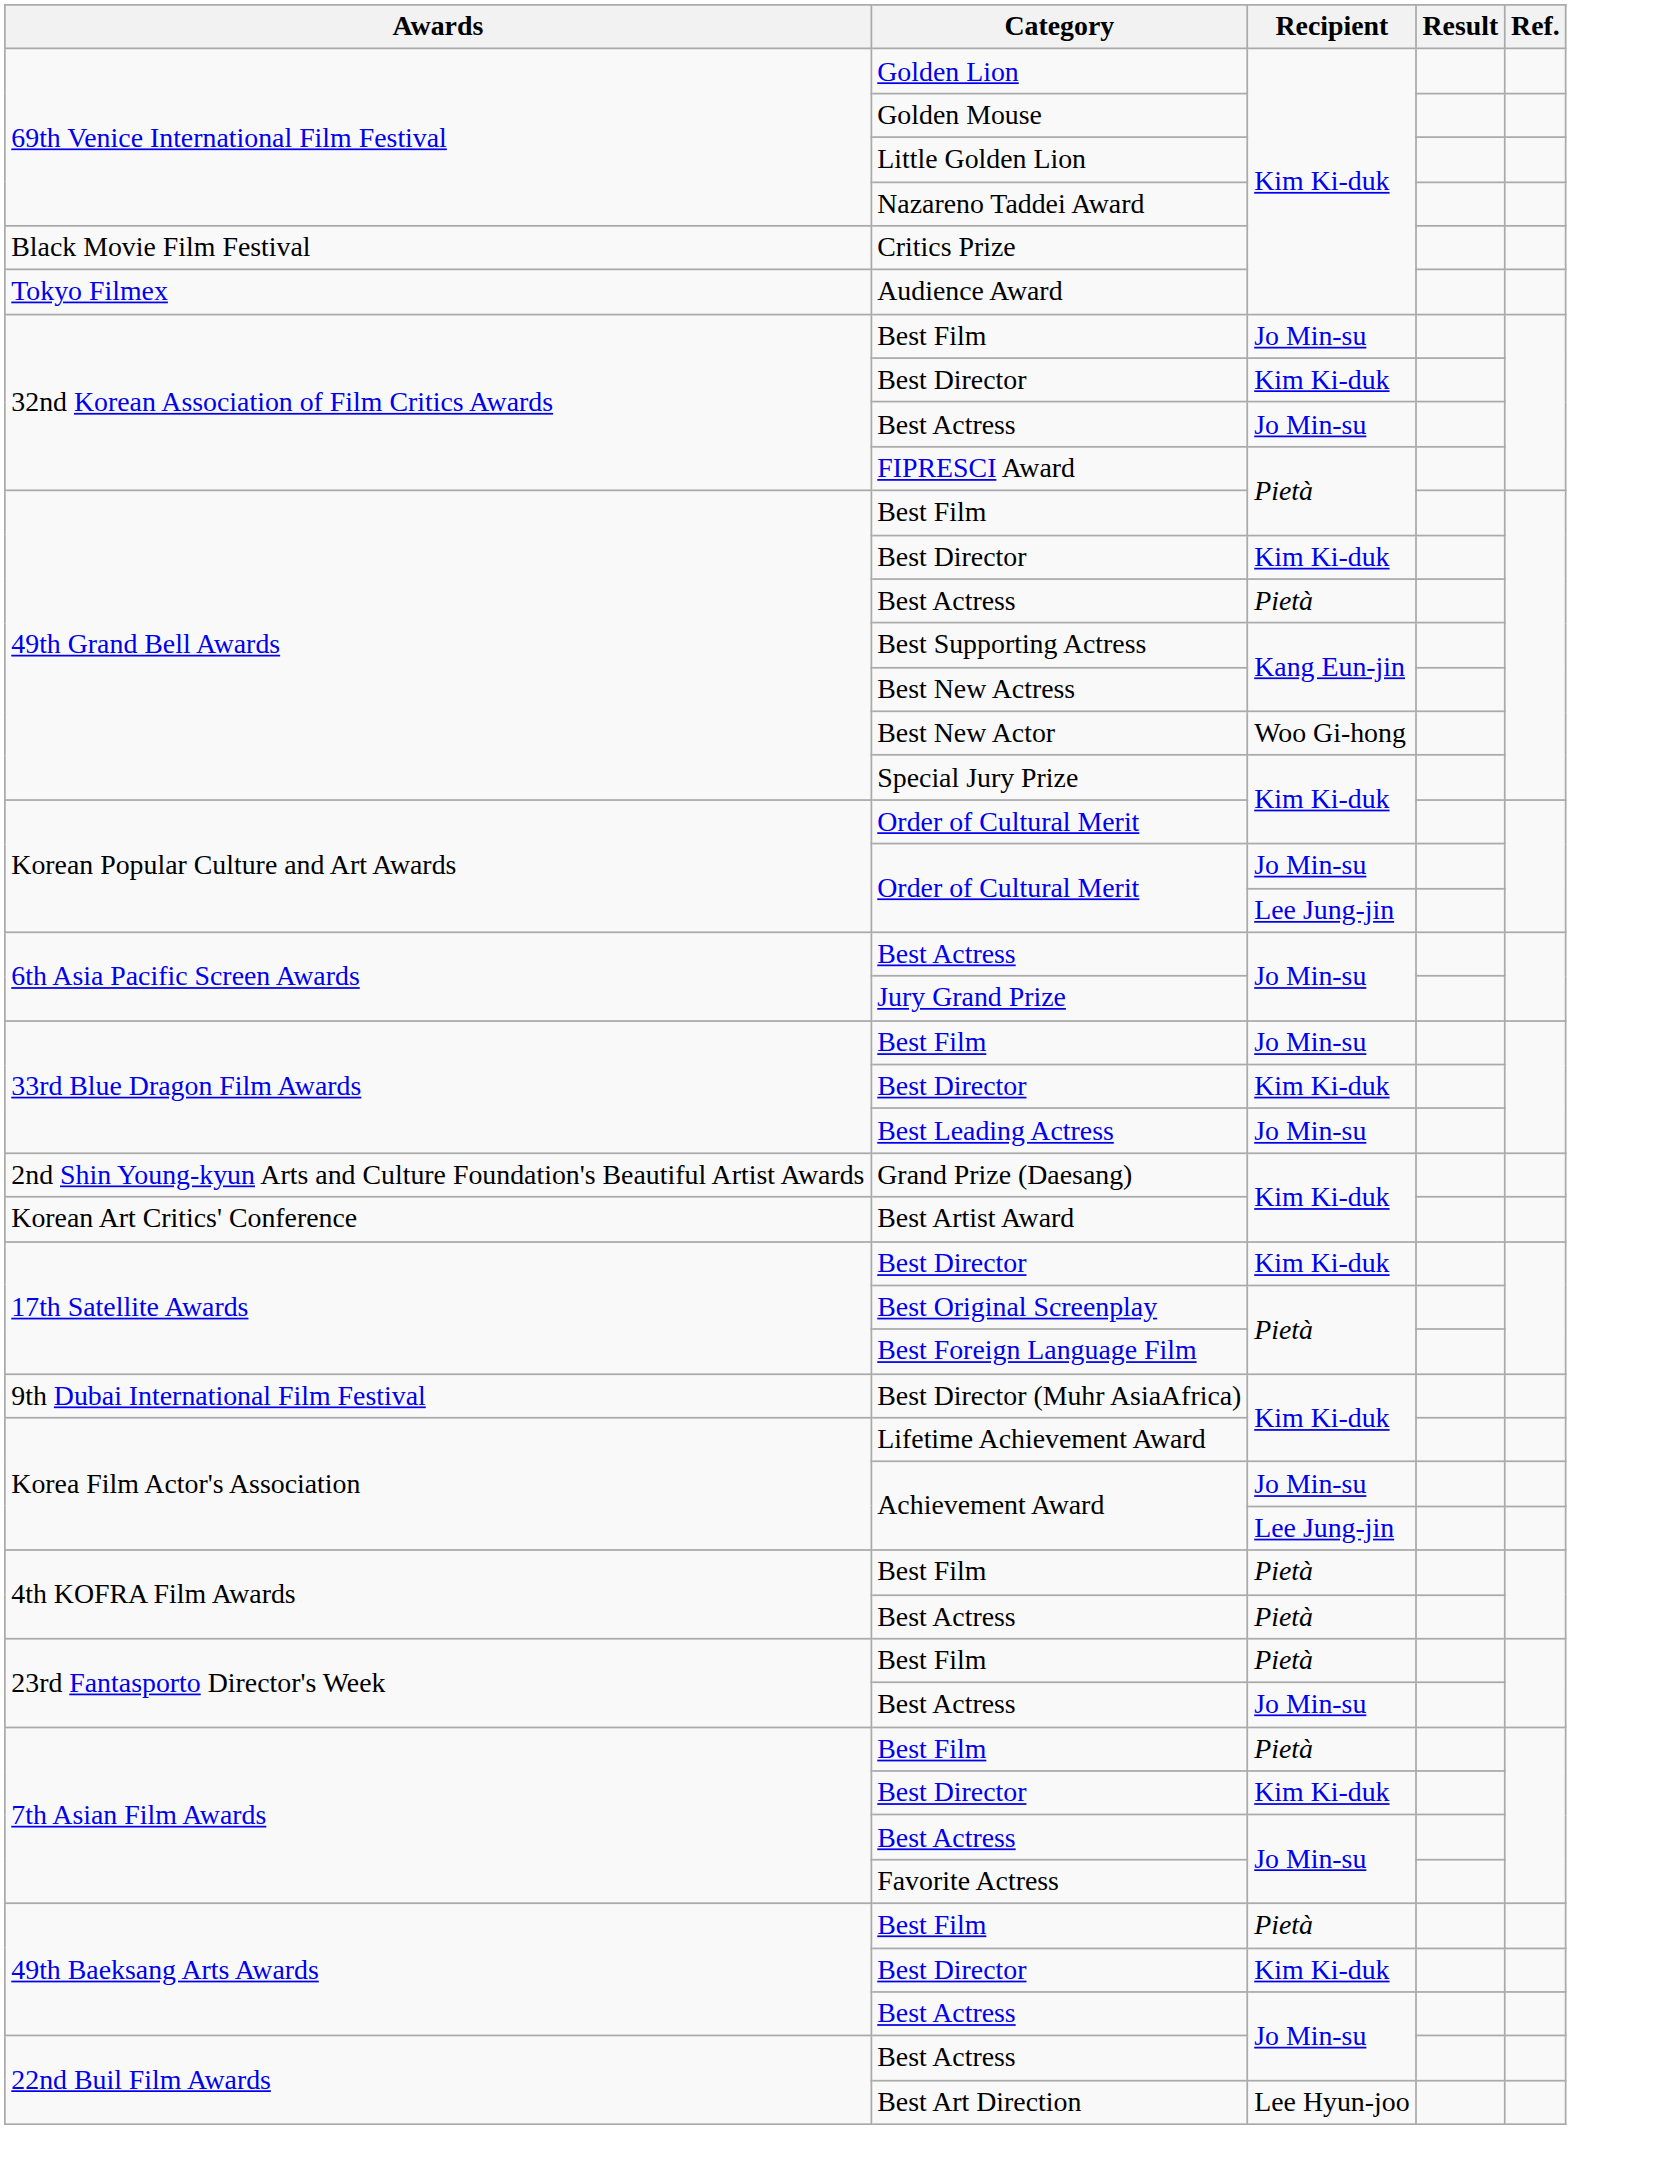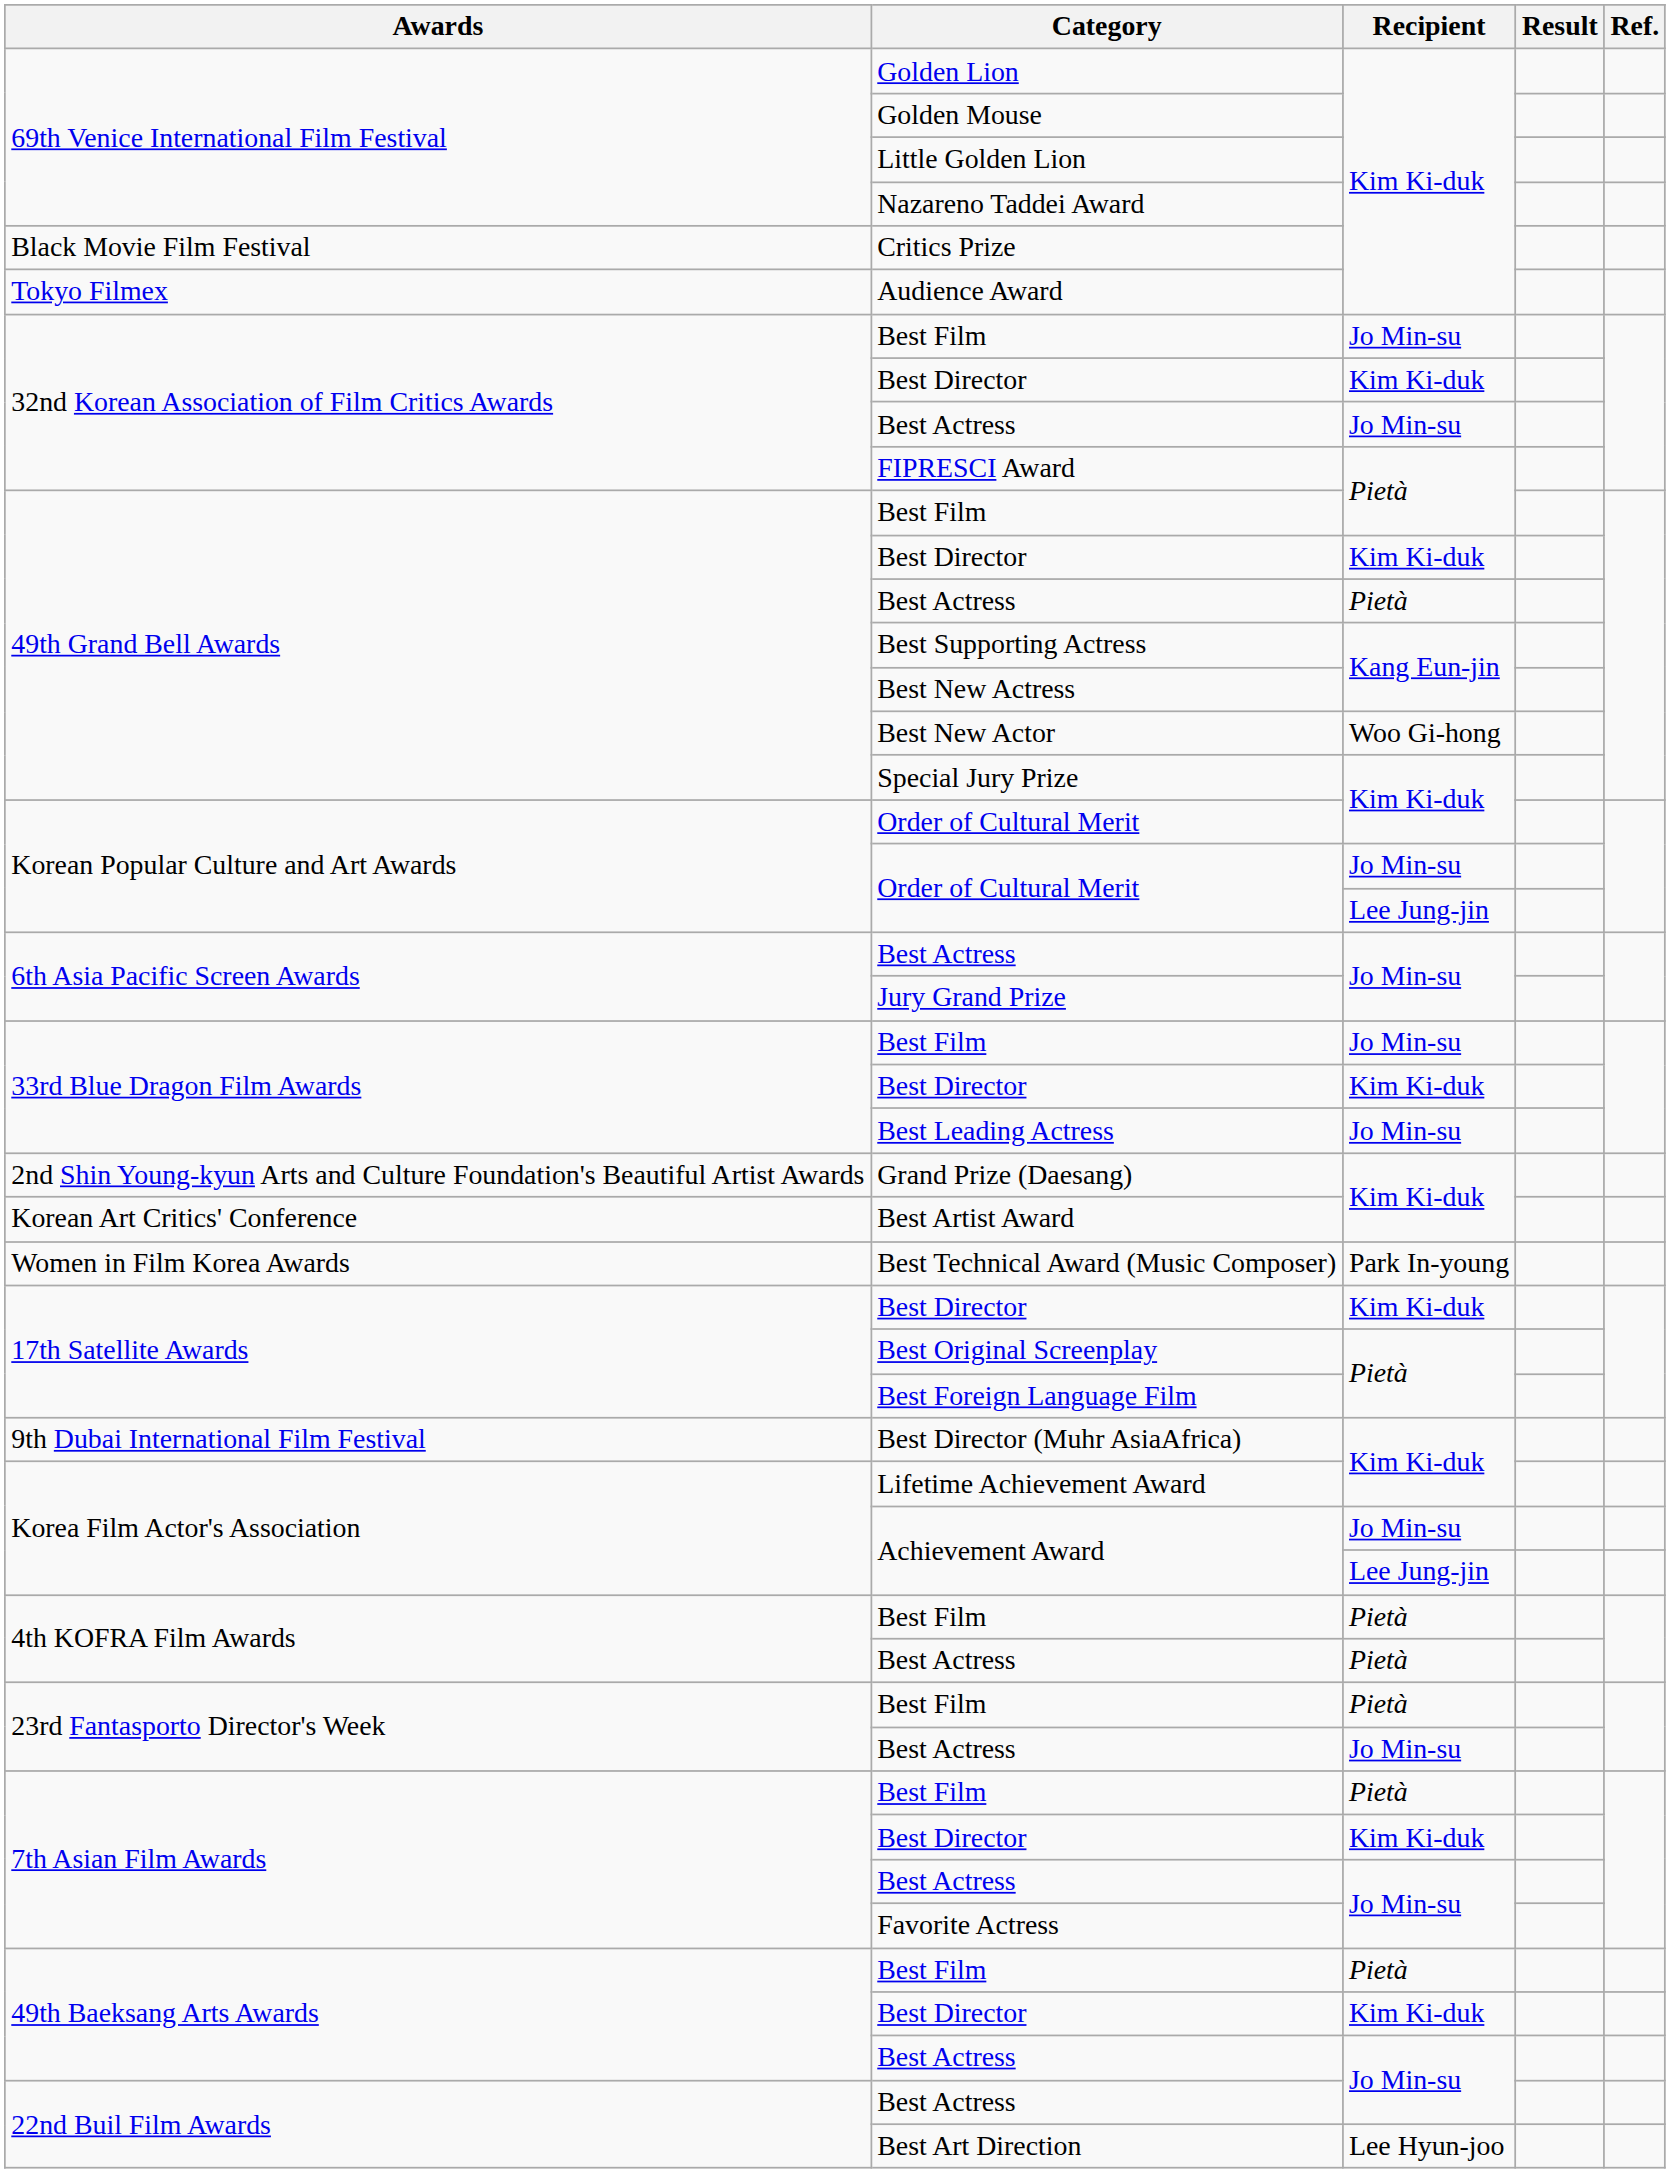+ row: (181, 1262)
